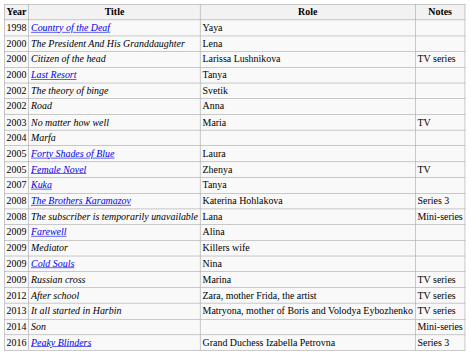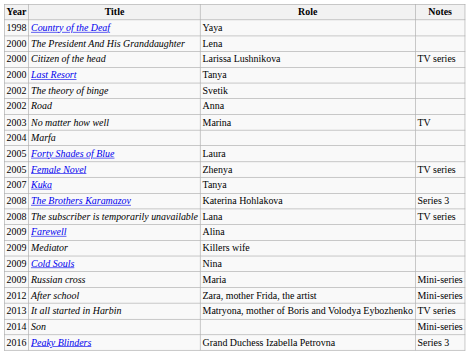(214, 122) Maria -> (217, 122) Marina
(424, 169) TV -> (437, 169) TV series
(440, 216) Mini-series -> (437, 216) TV series
(217, 279) Marina -> (214, 279) Maria
(437, 279) TV series -> (440, 279) Mini-series
(437, 295) TV series -> (440, 295) Mini-series
